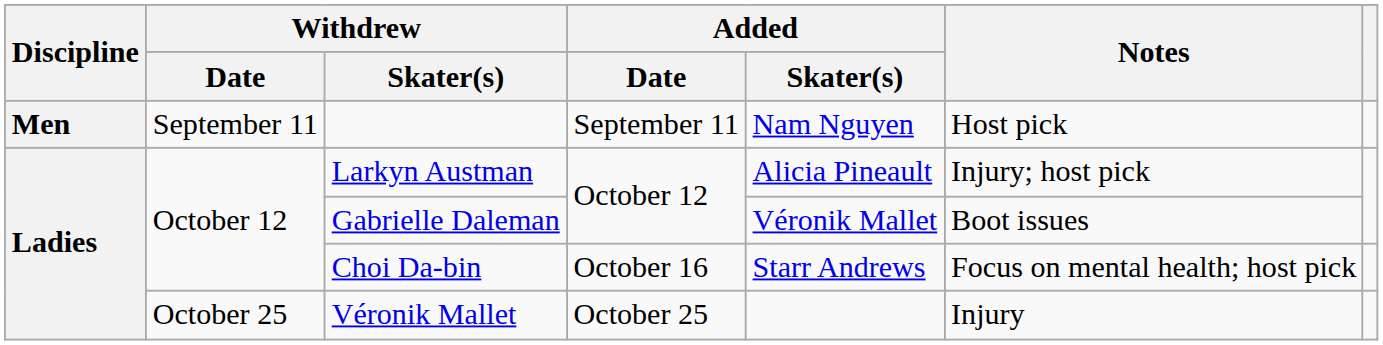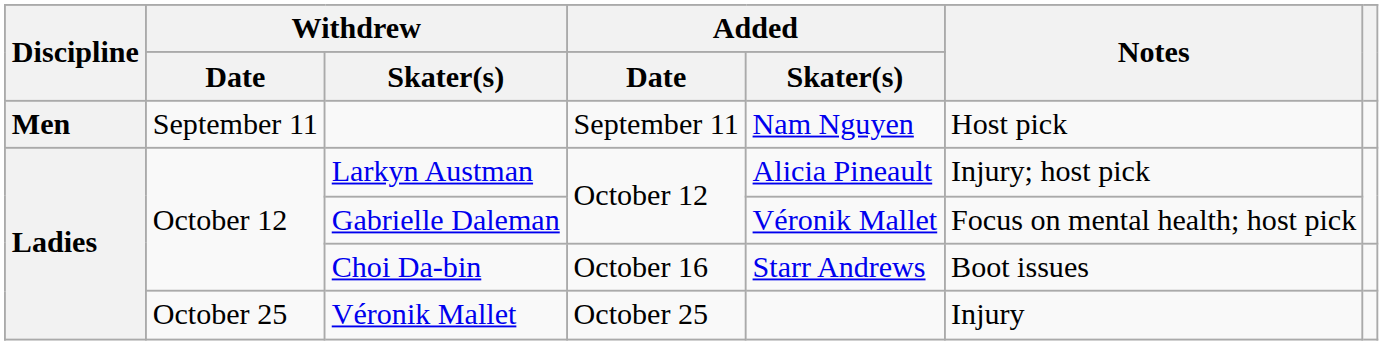(1020, 219) Boot issues -> (1154, 219) Focus on mental health; host pick
(1154, 266) Focus on mental health; host pick -> (1020, 266) Boot issues
